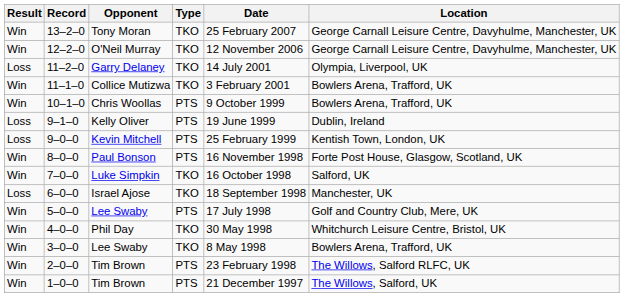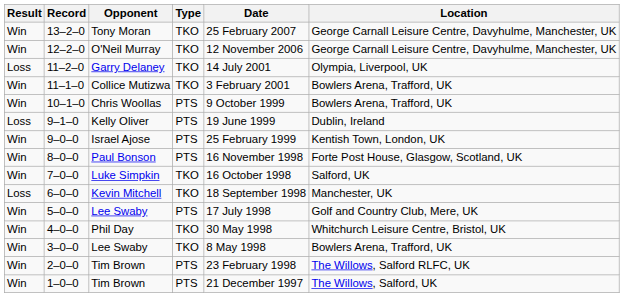(19, 139) Loss -> (17, 139) Win
(126, 139) Kevin Mitchell -> (121, 139) Israel Ajose
(121, 193) Israel Ajose -> (126, 193) Kevin Mitchell
